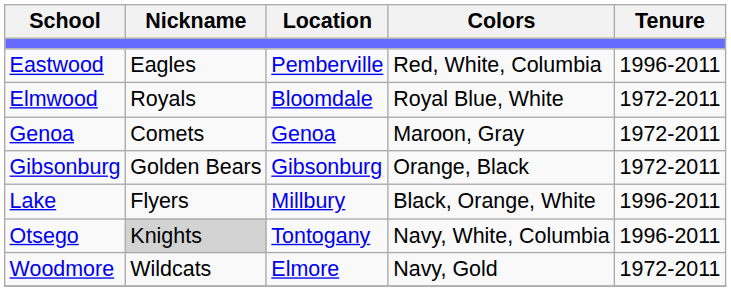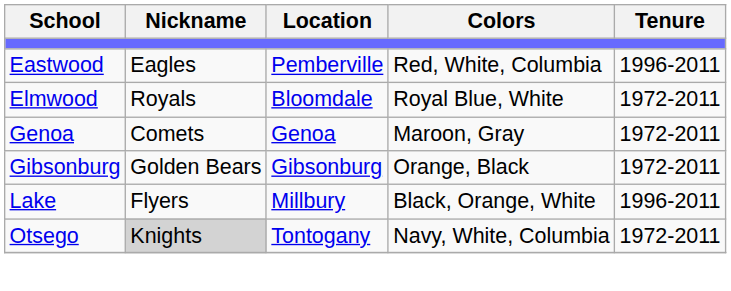(670, 235) 1996-2011 -> (670, 235) 1972-2011
- row: (62, 269)
